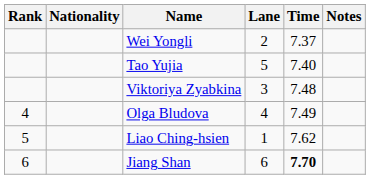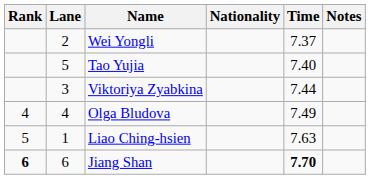columns swapped: (264, 16) <-> (84, 16)
(303, 89) 7.48 -> (303, 89) 7.44
(303, 138) 7.62 -> (303, 138) 7.63
(25, 162) normal -> (25, 162) bold
